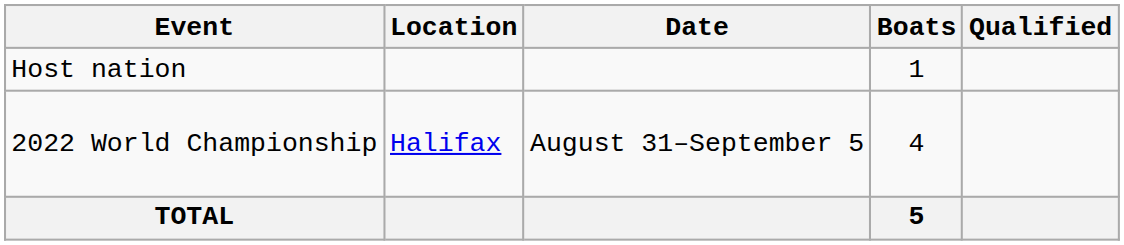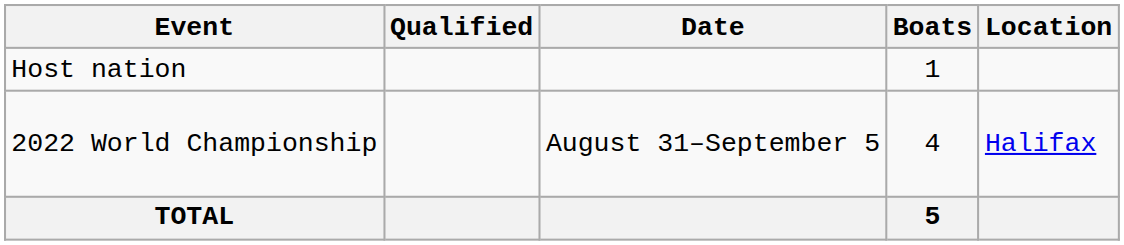columns swapped: (454, 27) <-> (1041, 27)
